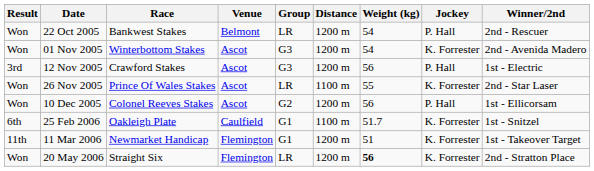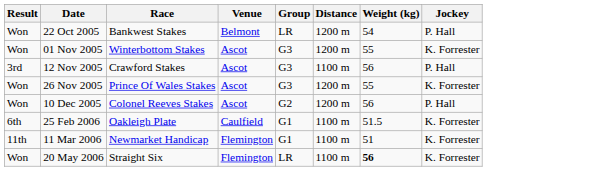- column: (536, 13)
(368, 49) 54 -> (368, 49) 55
(333, 67) 1200 m -> (332, 67) 1100 m
(286, 85) LR -> (285, 85) G3
(332, 85) 1100 m -> (333, 85) 1200 m
(372, 121) 51.7 -> (372, 121) 51.5
(333, 139) 1200 m -> (332, 139) 1100 m
(333, 157) 1200 m -> (332, 157) 1100 m
